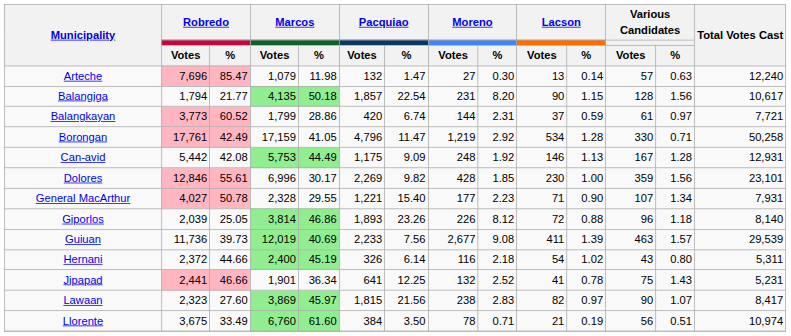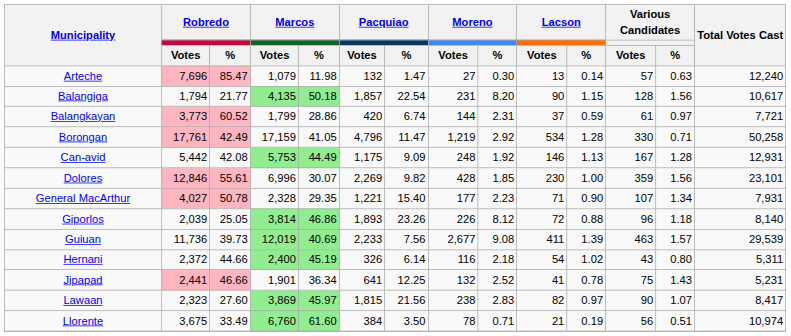(323, 178) 30.17 -> (323, 178) 30.07
(323, 198) 29.55 -> (323, 198) 29.35
